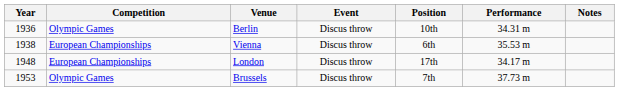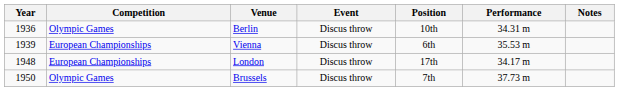(25, 45) 1938 -> (25, 45) 1939
(25, 78) 1953 -> (25, 78) 1950
